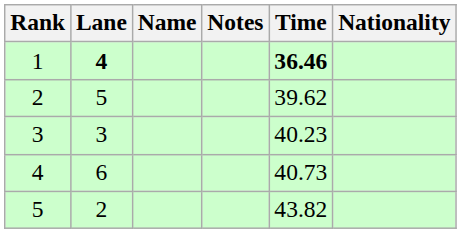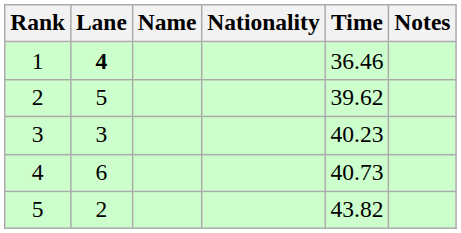columns swapped: (394, 23) <-> (235, 23)
(301, 60) bold -> (357, 60) normal
